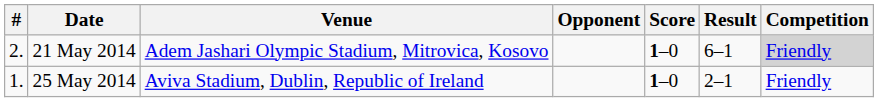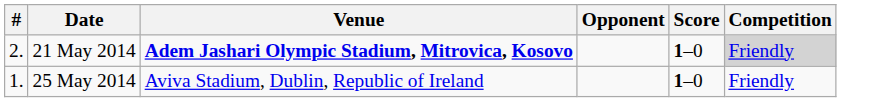- column: (730, 19)
(347, 50) normal -> (359, 50) bold
